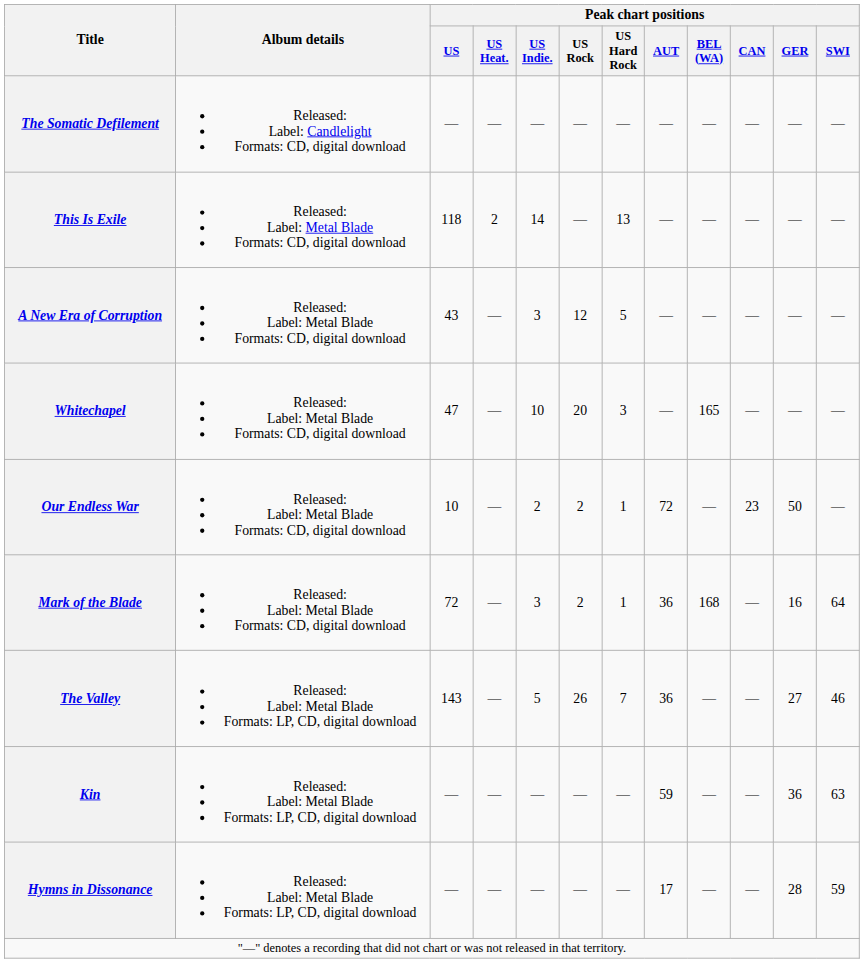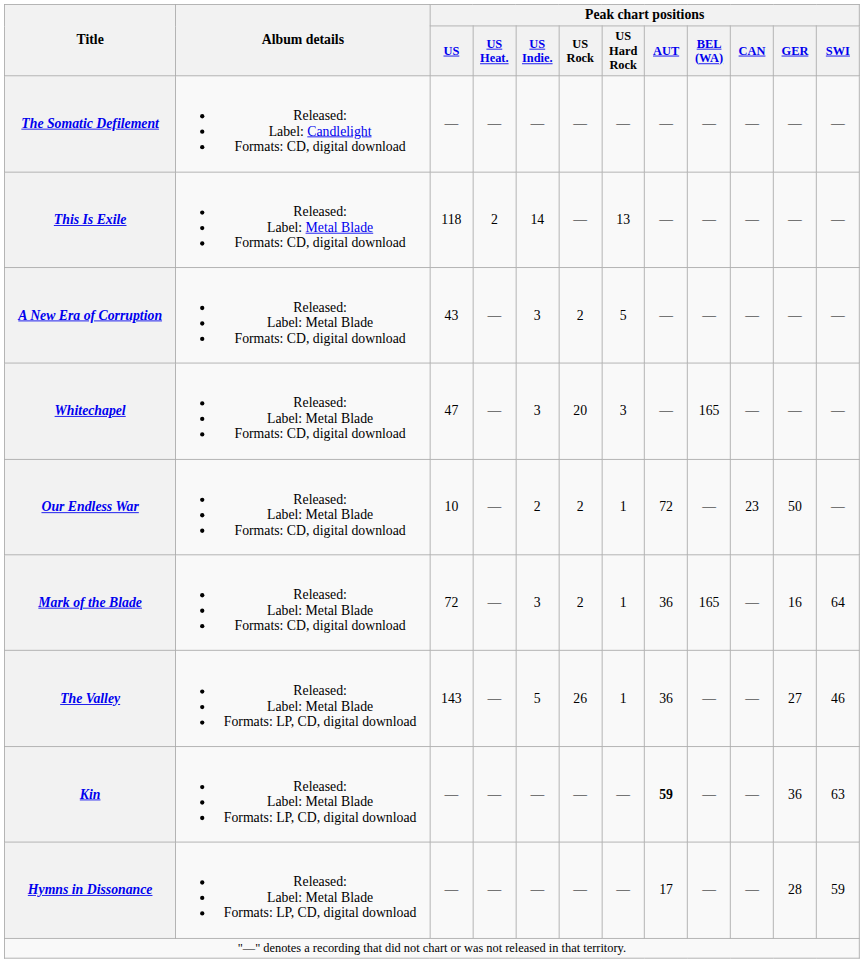(580, 315) 12 -> (580, 315) 2
(537, 411) 10 -> (537, 411) 3
(709, 602) 168 -> (709, 602) 165
(623, 698) 7 -> (623, 698) 1
(666, 794) normal -> (666, 794) bold
